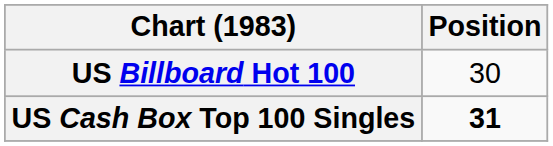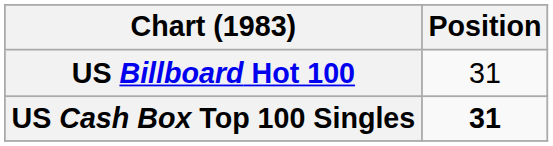(485, 72) 30 -> (485, 72) 31
